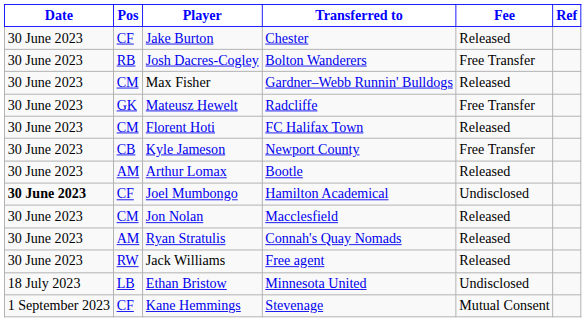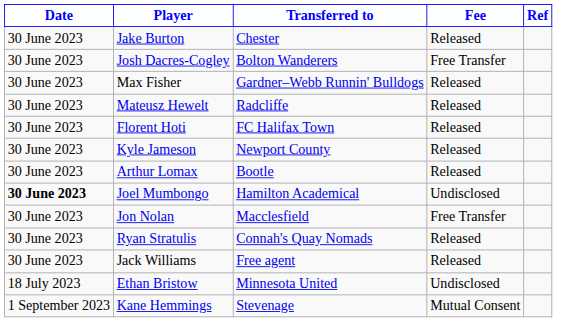- column: (128, 15)
(497, 104) Free Transfer -> (456, 104) Released
(497, 149) Free Transfer -> (456, 149) Released
(485, 216) Released -> (468, 216) Free Transfer
